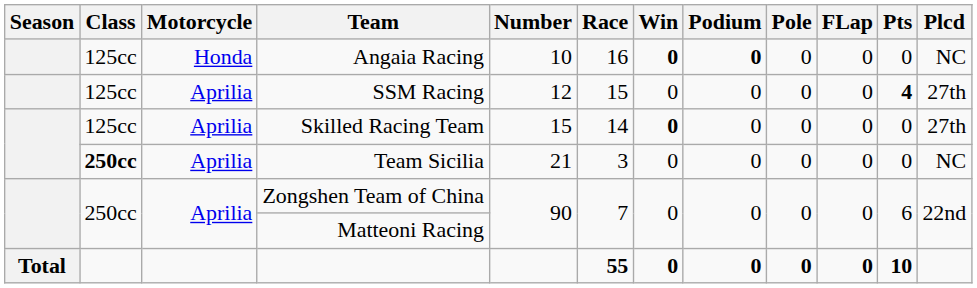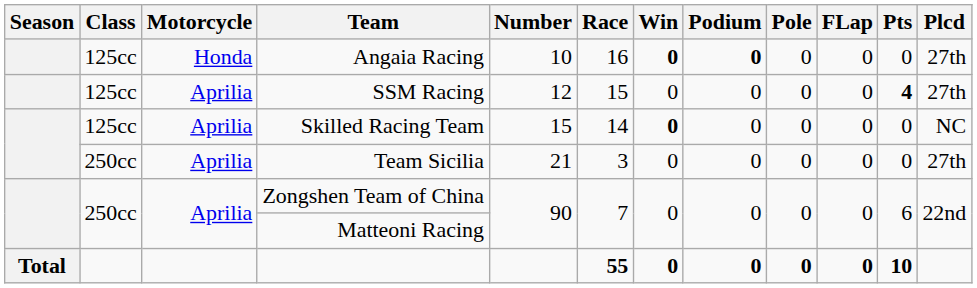(951, 56) NC -> (947, 56) 27th
(947, 126) 27th -> (951, 126) NC
(111, 160) bold -> (111, 160) normal
(951, 160) NC -> (947, 160) 27th
